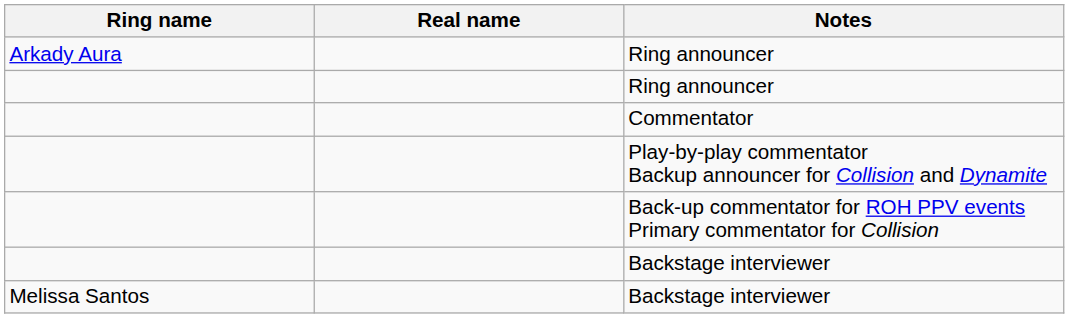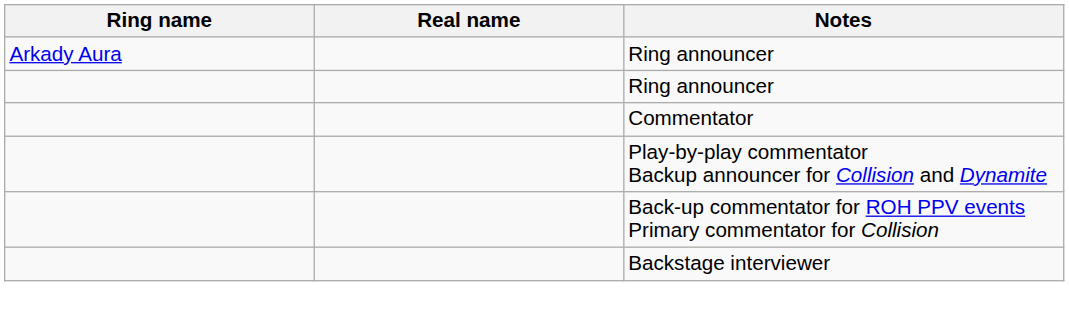- row: (79, 296)
